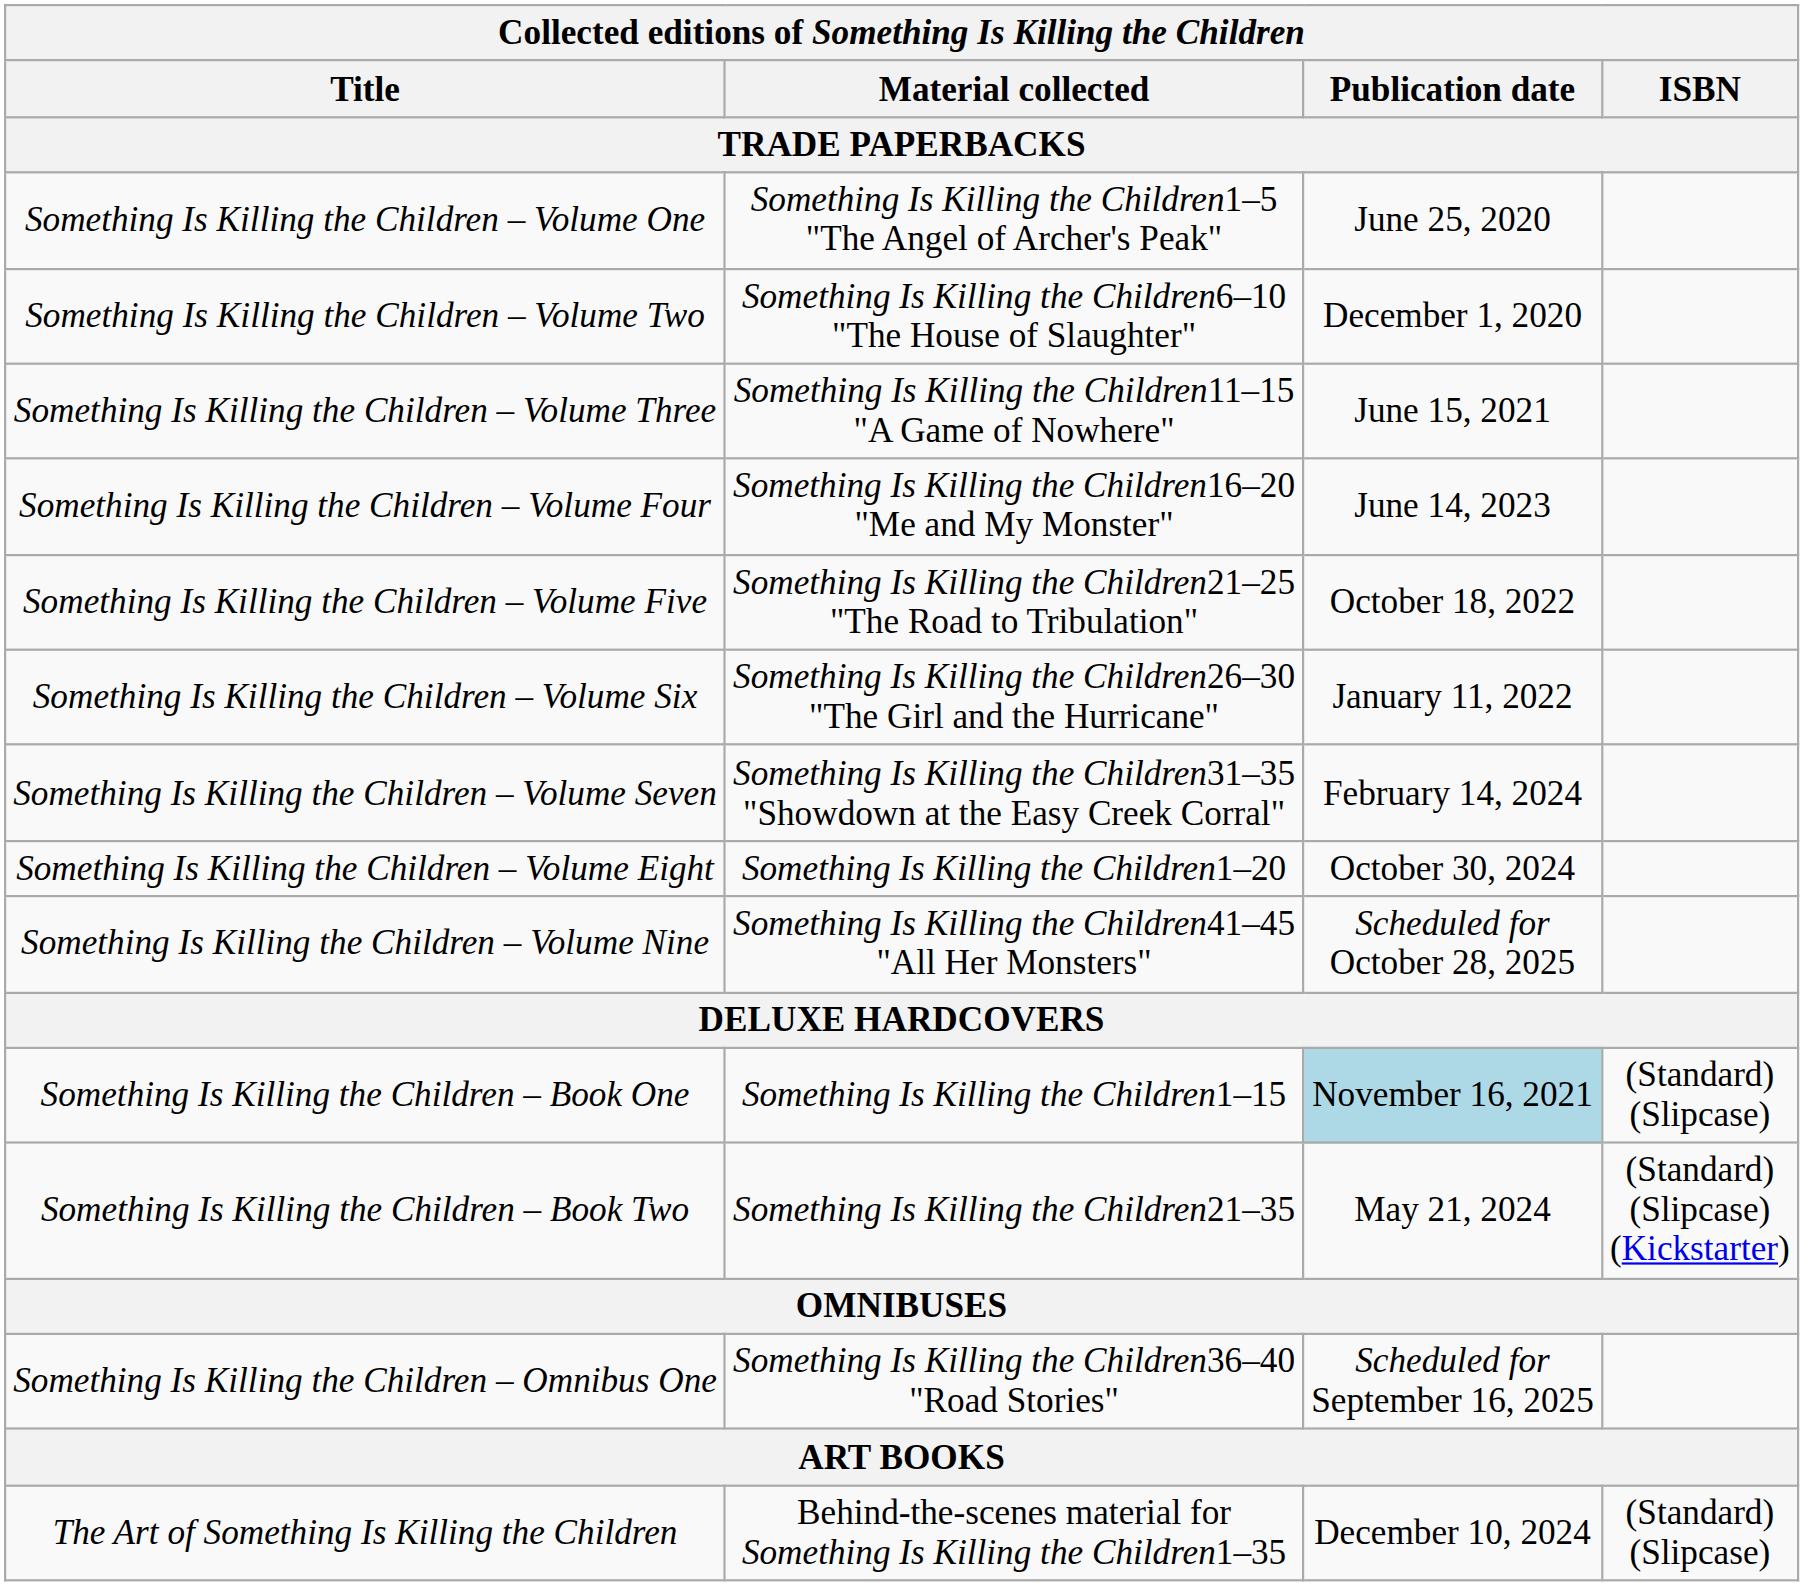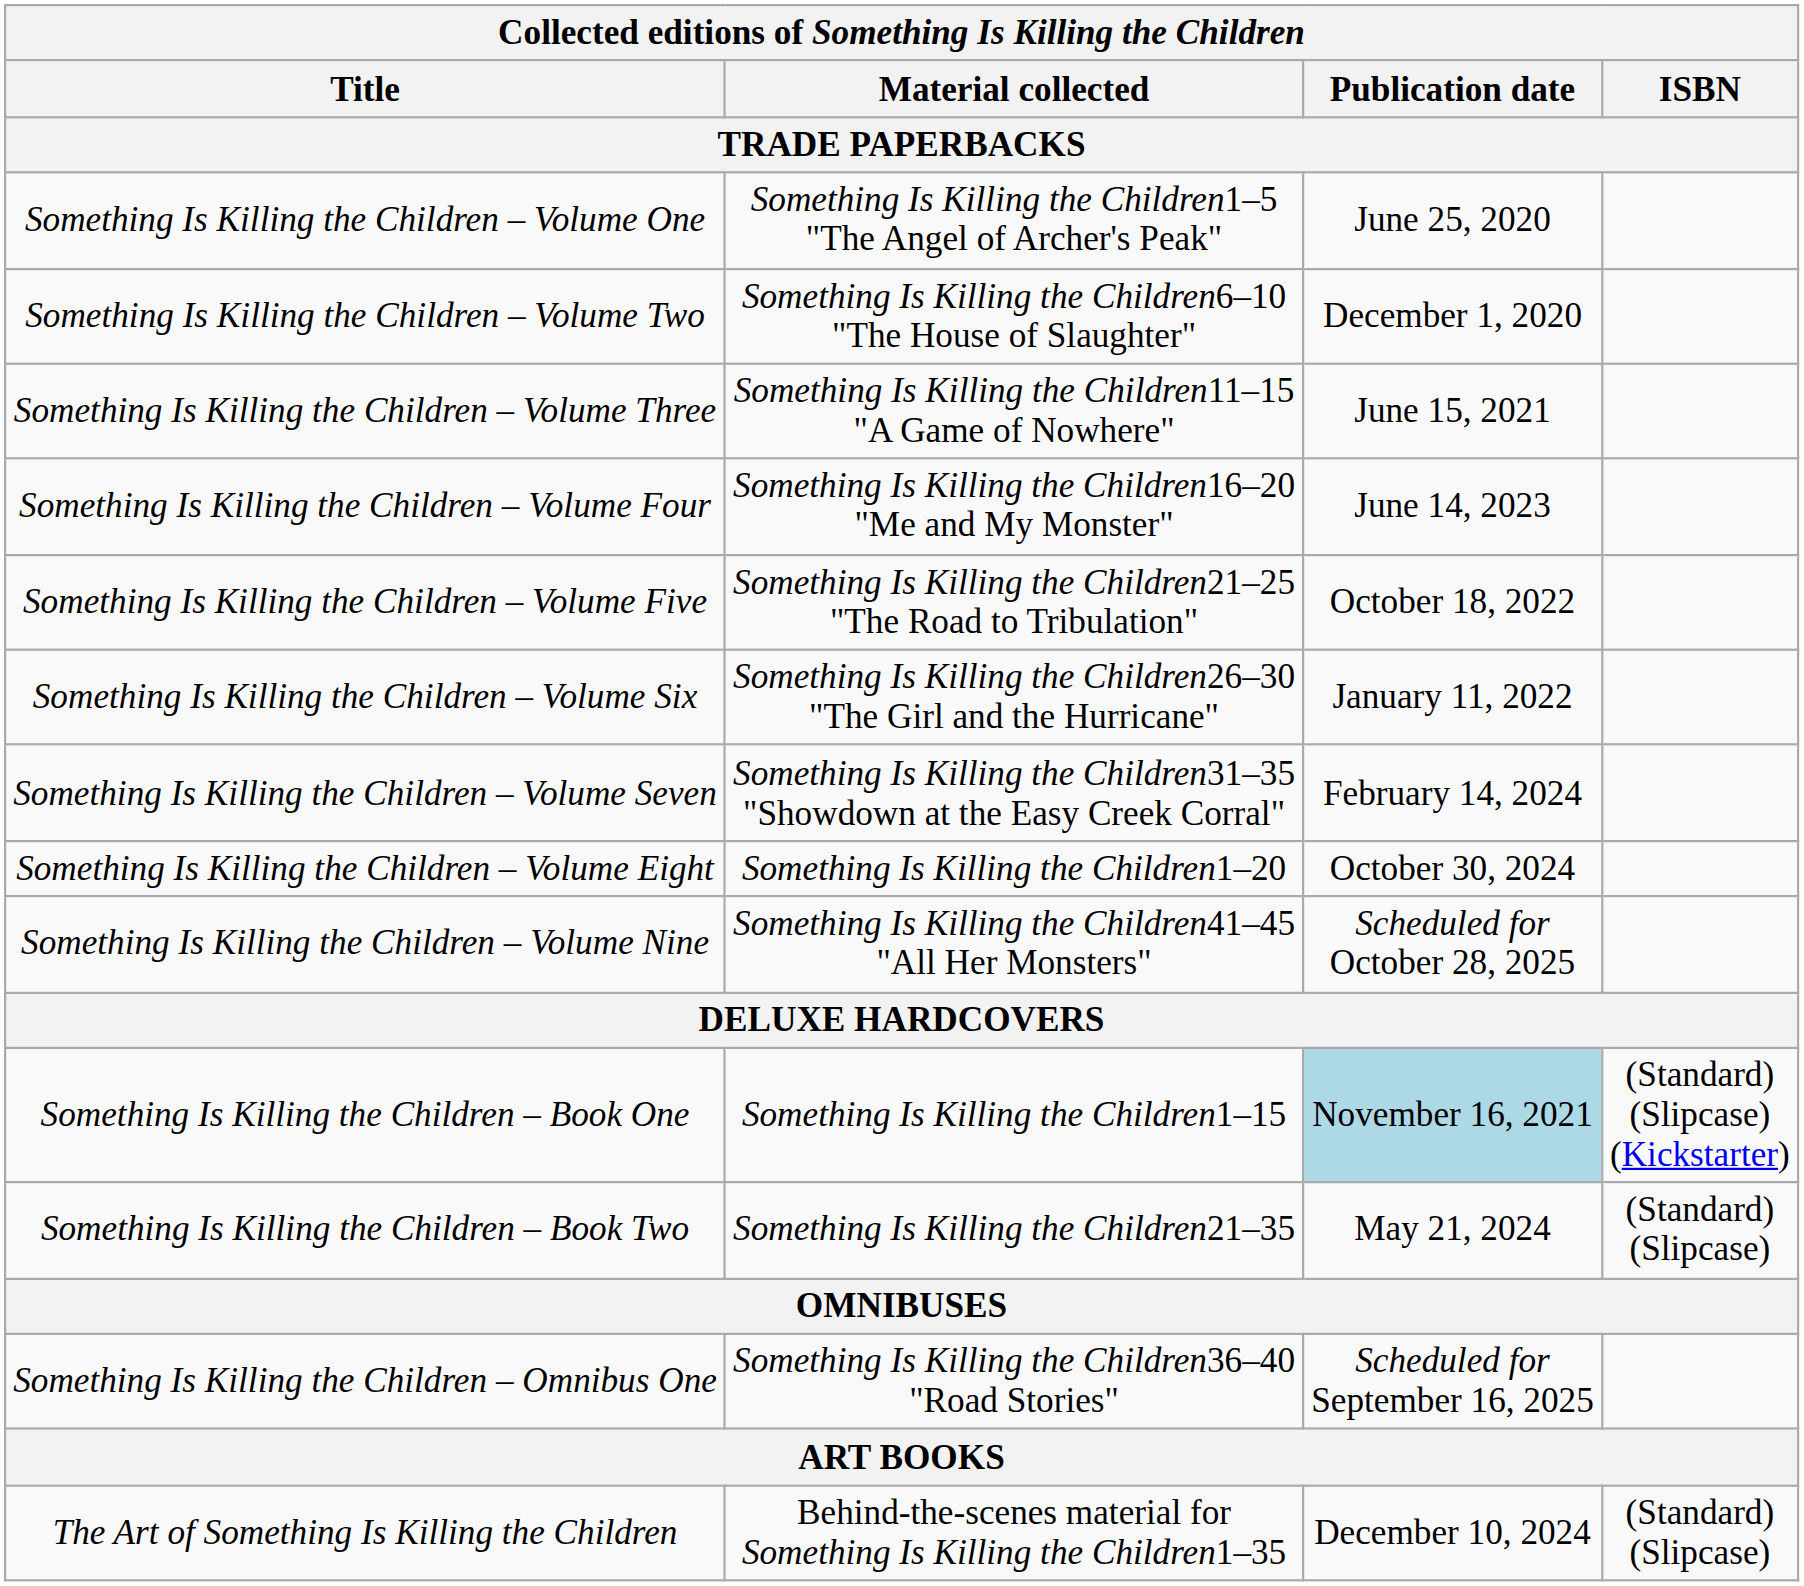(1700, 1094) (Standard) (Slipcase) -> (1700, 1114) (Standard) (Slipcase) (Kickstarter)
(1700, 1209) (Standard) (Slipcase) (Kickstarter) -> (1700, 1229) (Standard) (Slipcase)
